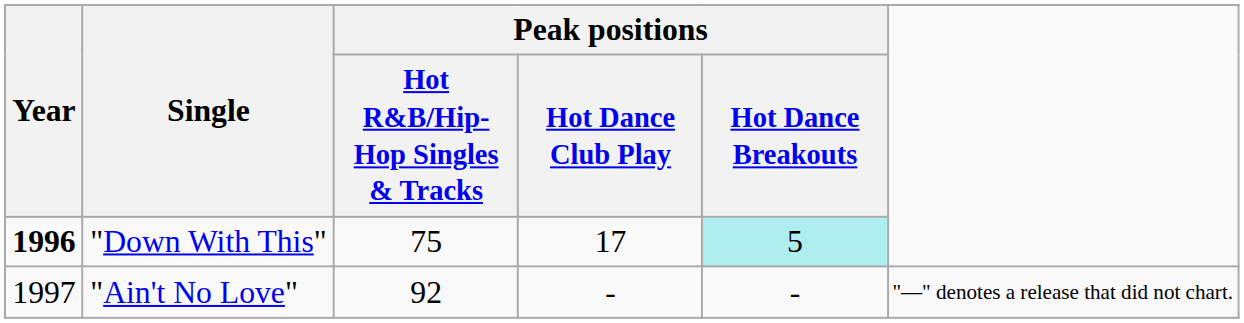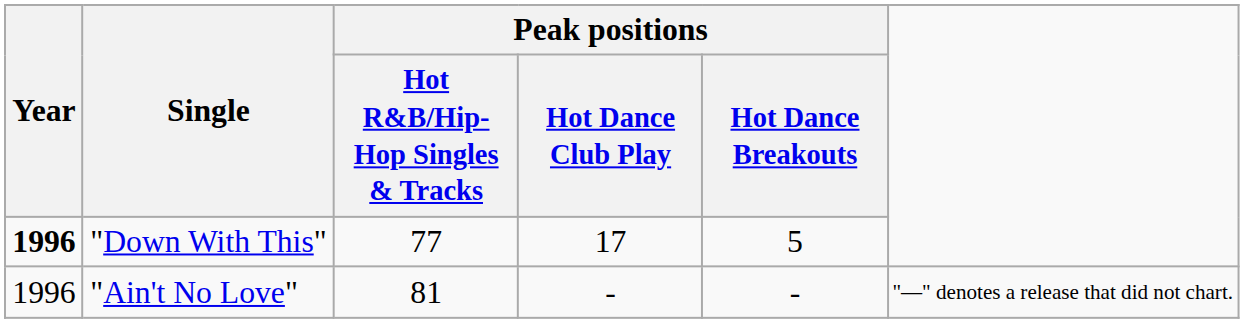(426, 241) 75 -> (426, 241) 77
(795, 241) paleturquoise background -> (795, 241) no background
(44, 291) 1997 -> (44, 291) 1996
(426, 291) 92 -> (426, 291) 81
